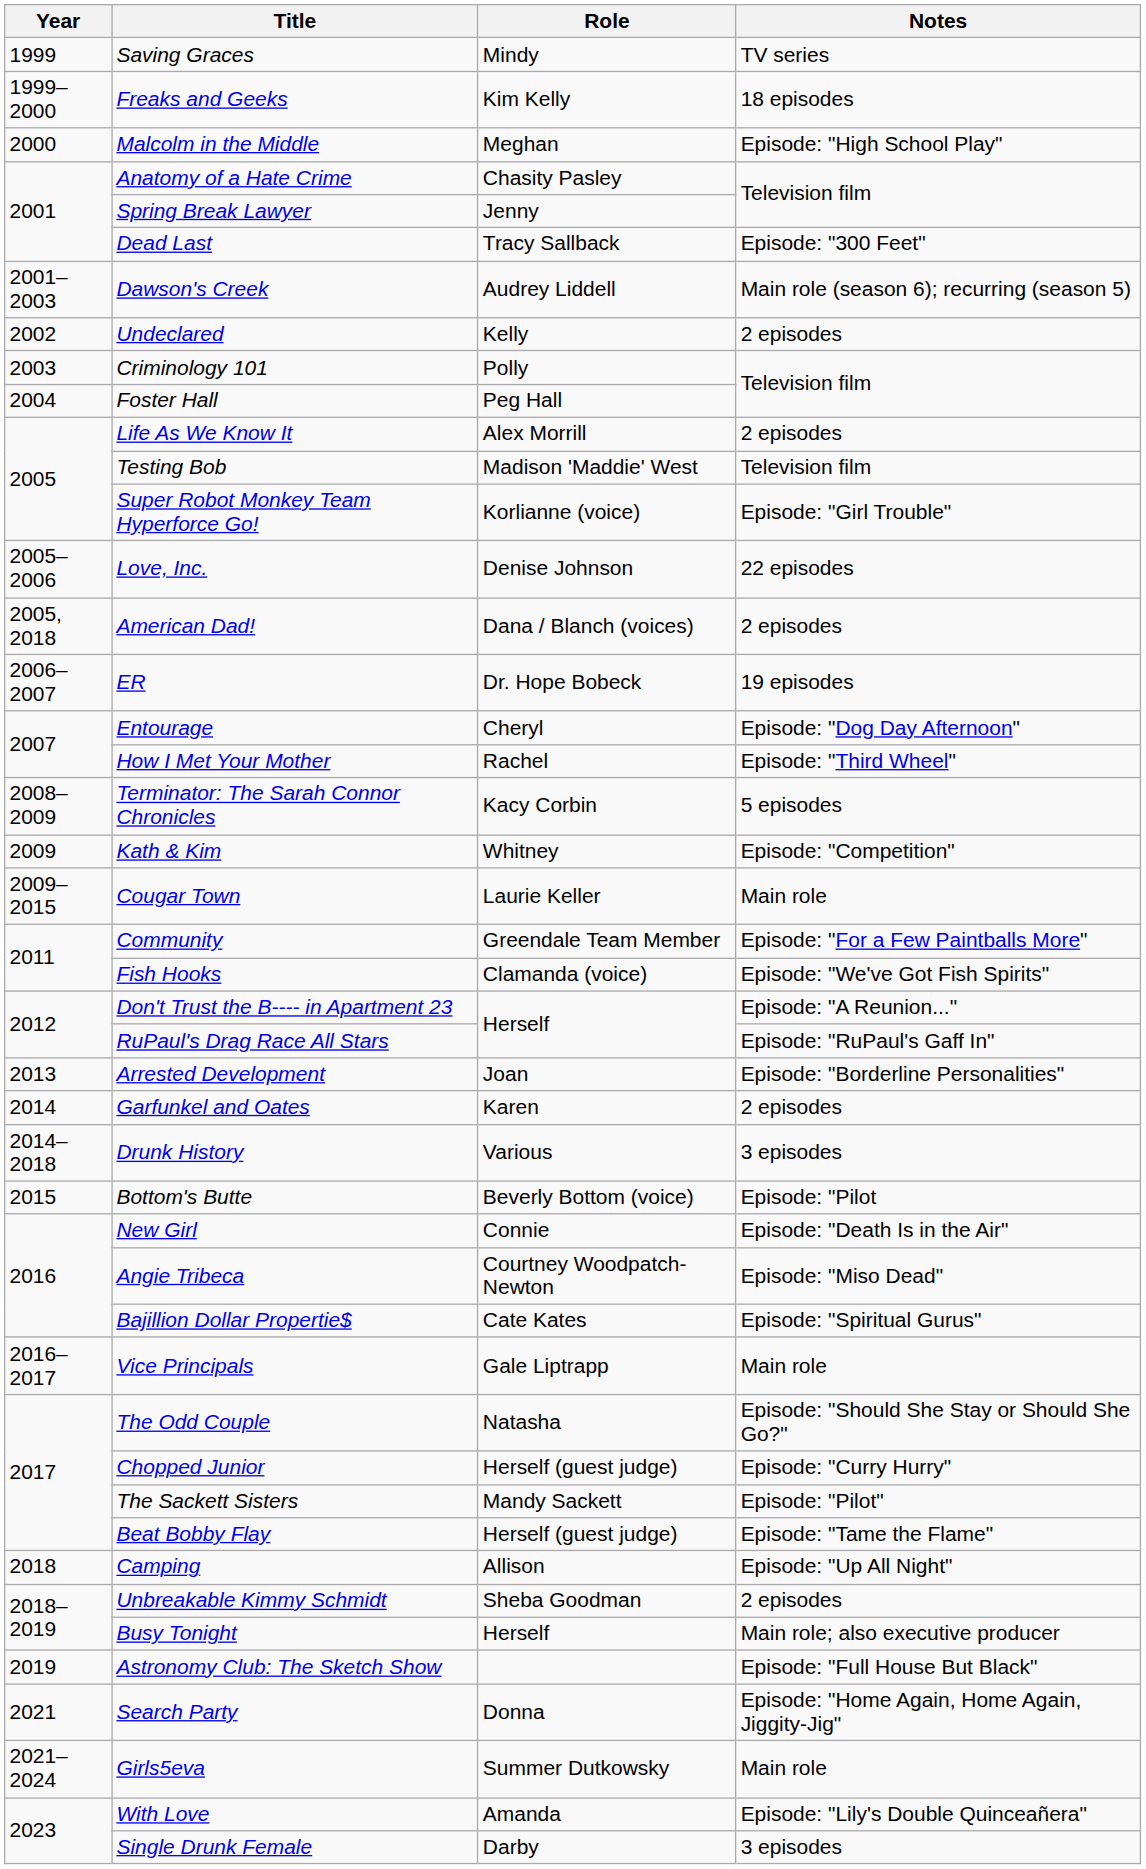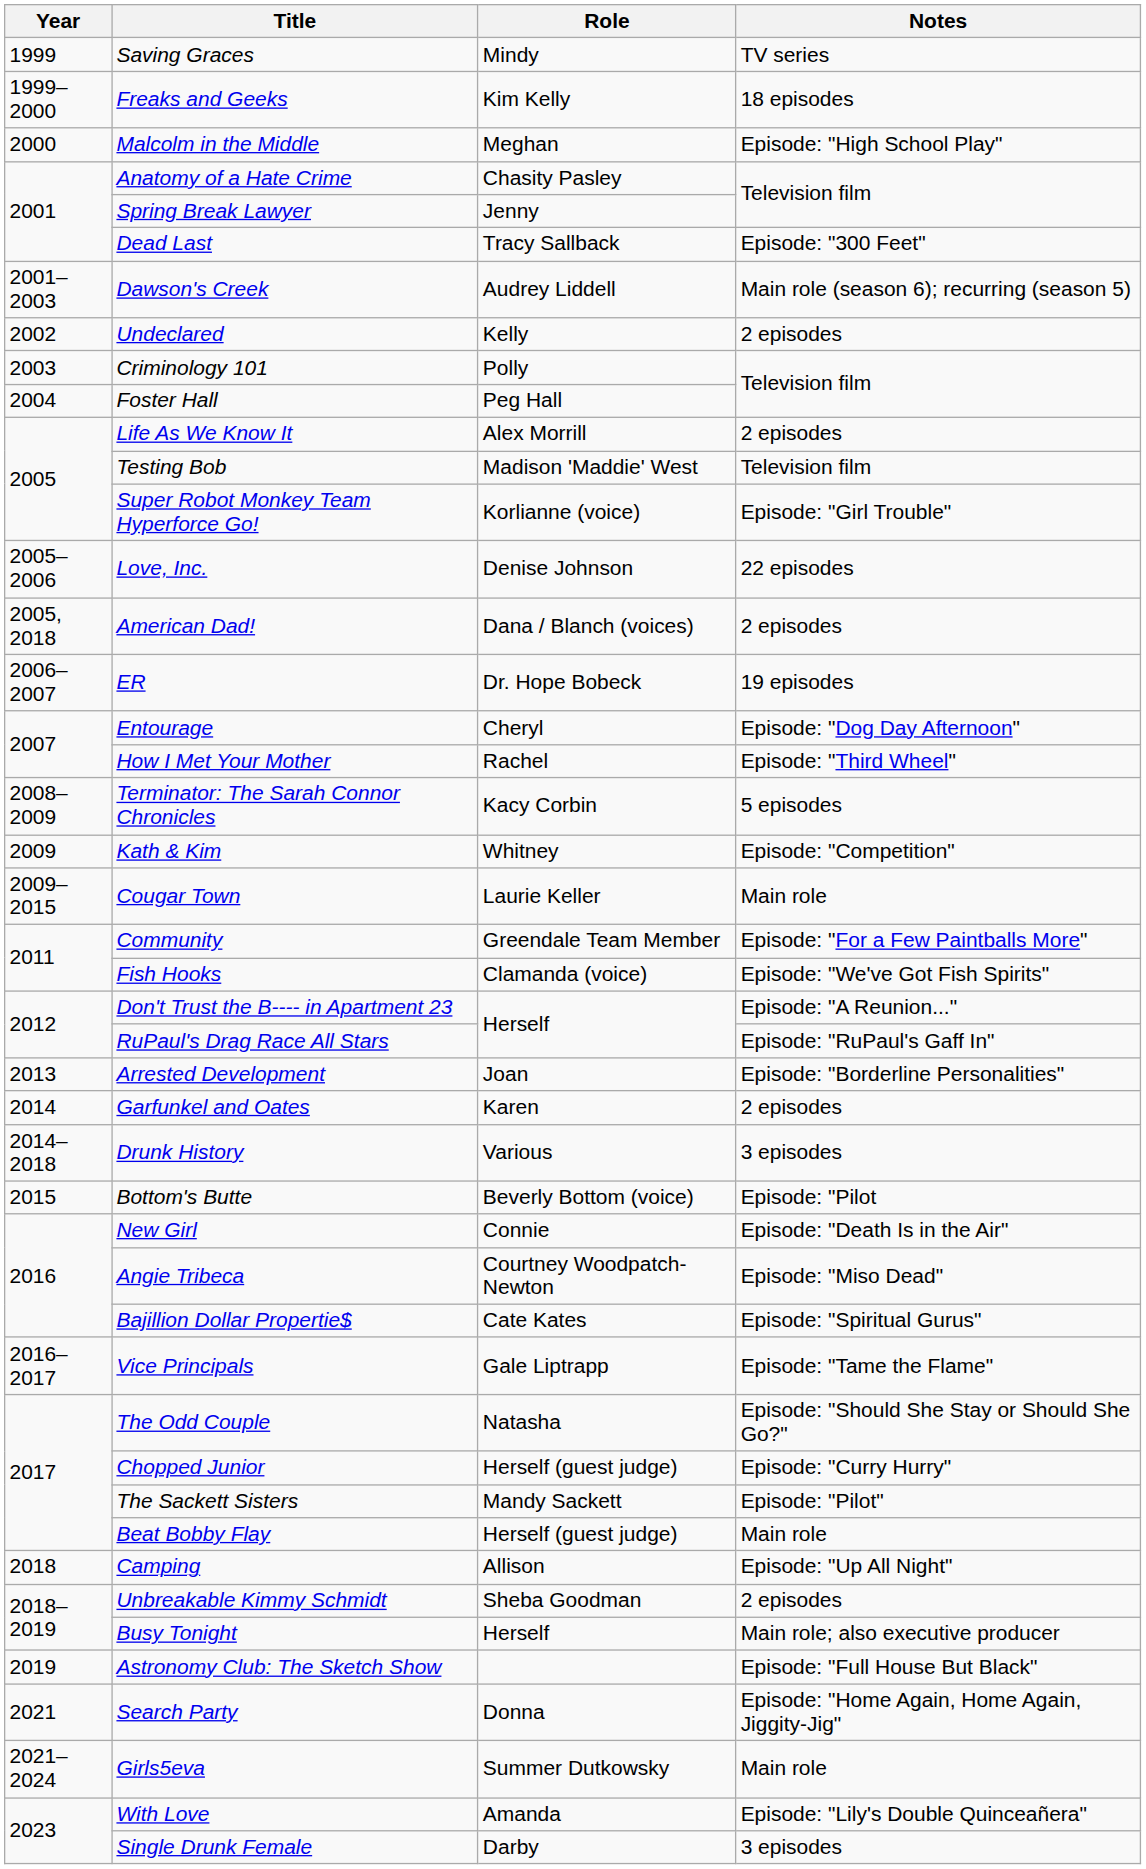(784, 1365) Main role -> (867, 1365) Episode: "Tame the Flame"
(867, 1534) Episode: "Tame the Flame" -> (784, 1534) Main role
